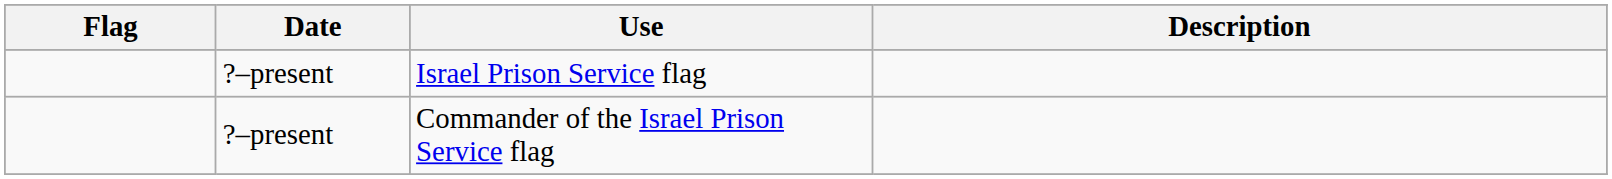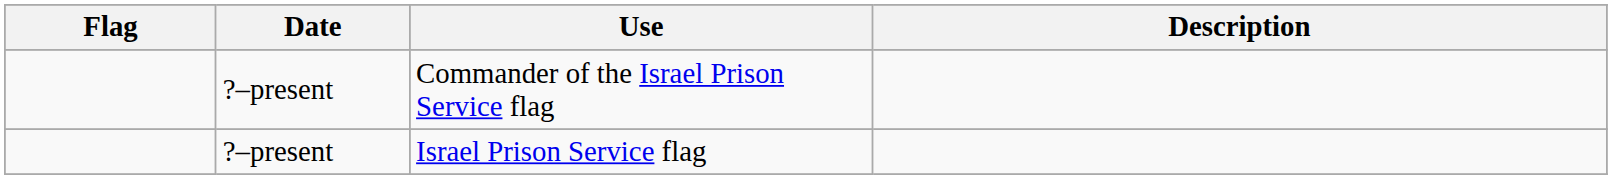rows swapped: (561, 73) <-> (600, 134)
